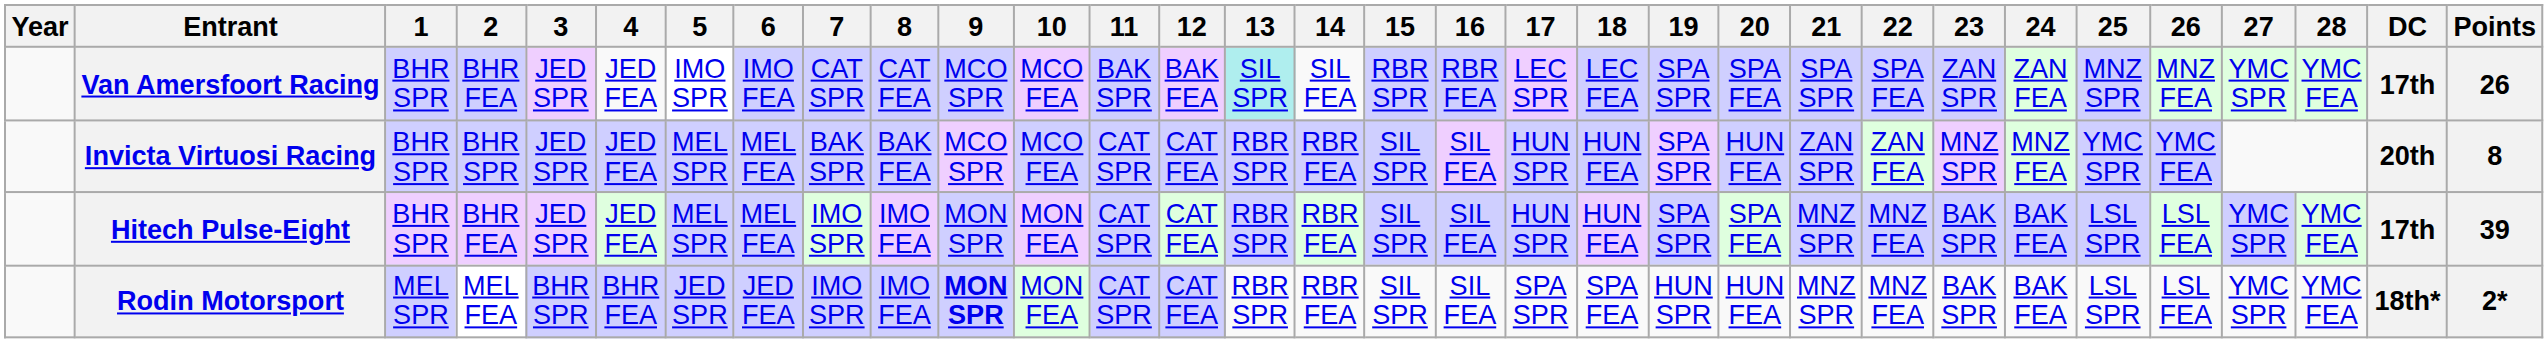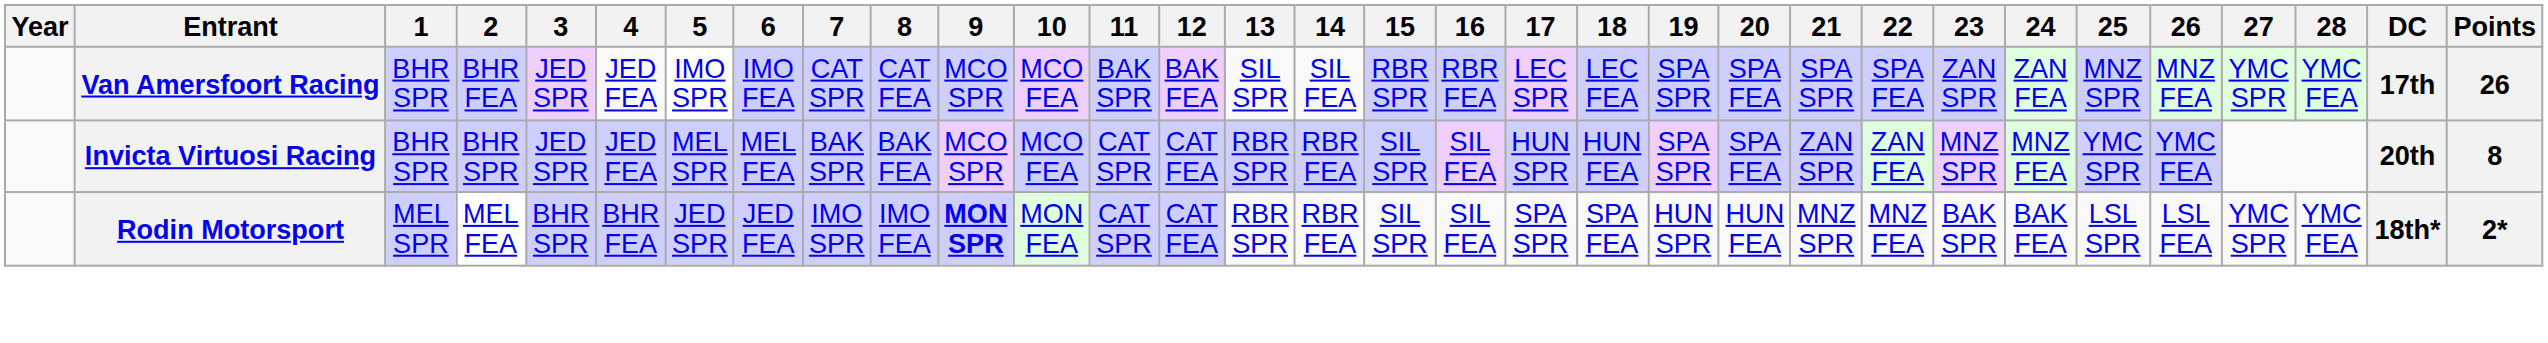(1260, 84) paleturquoise background -> (1260, 84) no background
(1755, 156) HUN FEA -> (1755, 156) SPA FEA
- row: (230, 229)
